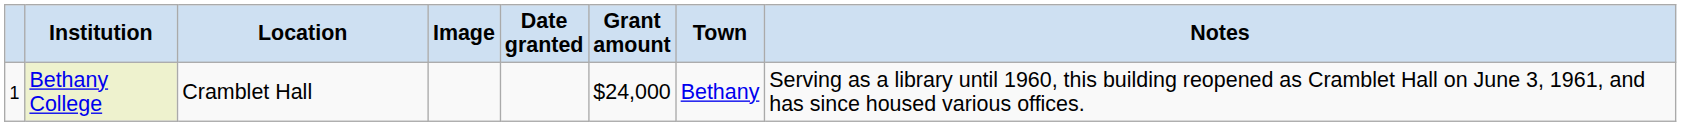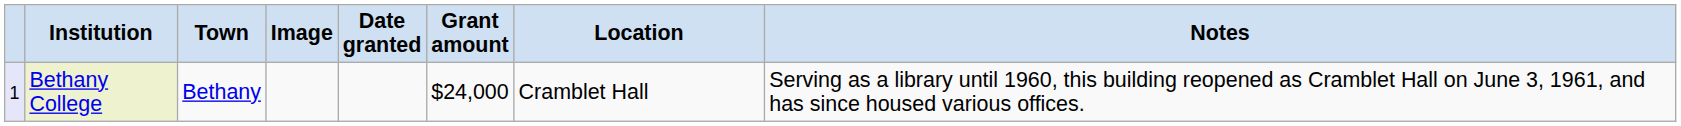columns swapped: (720, 33) <-> (303, 33)
(15, 93) no background -> (15, 93) lavender background
